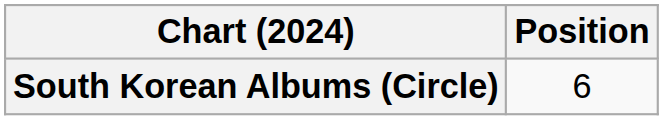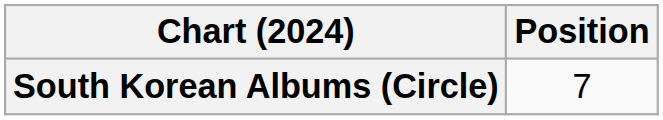(582, 85) 6 -> (582, 85) 7
